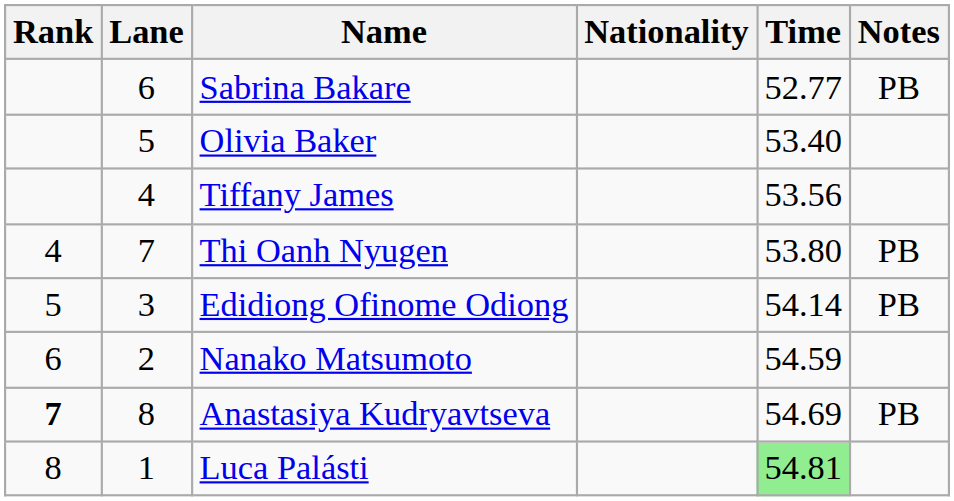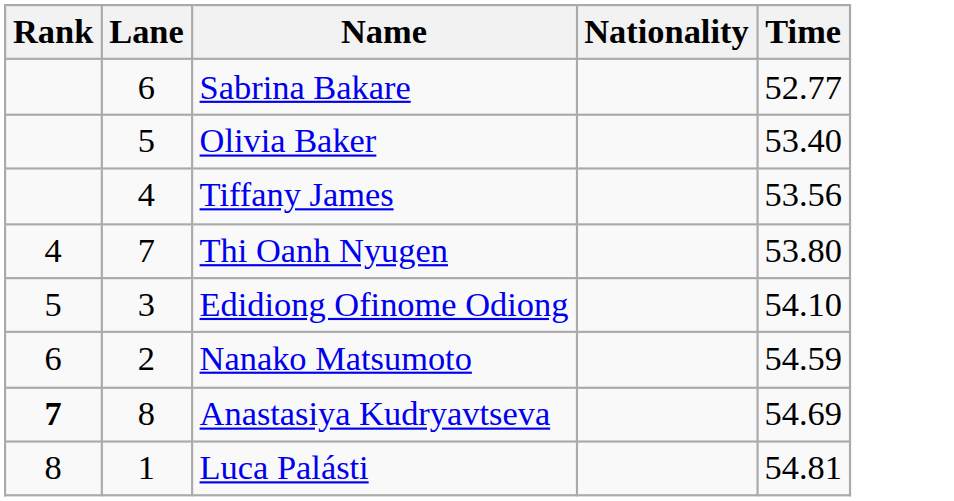- column: (899, 31)
(803, 304) 54.14 -> (803, 304) 54.10
(803, 468) lightgreen background -> (803, 468) no background
